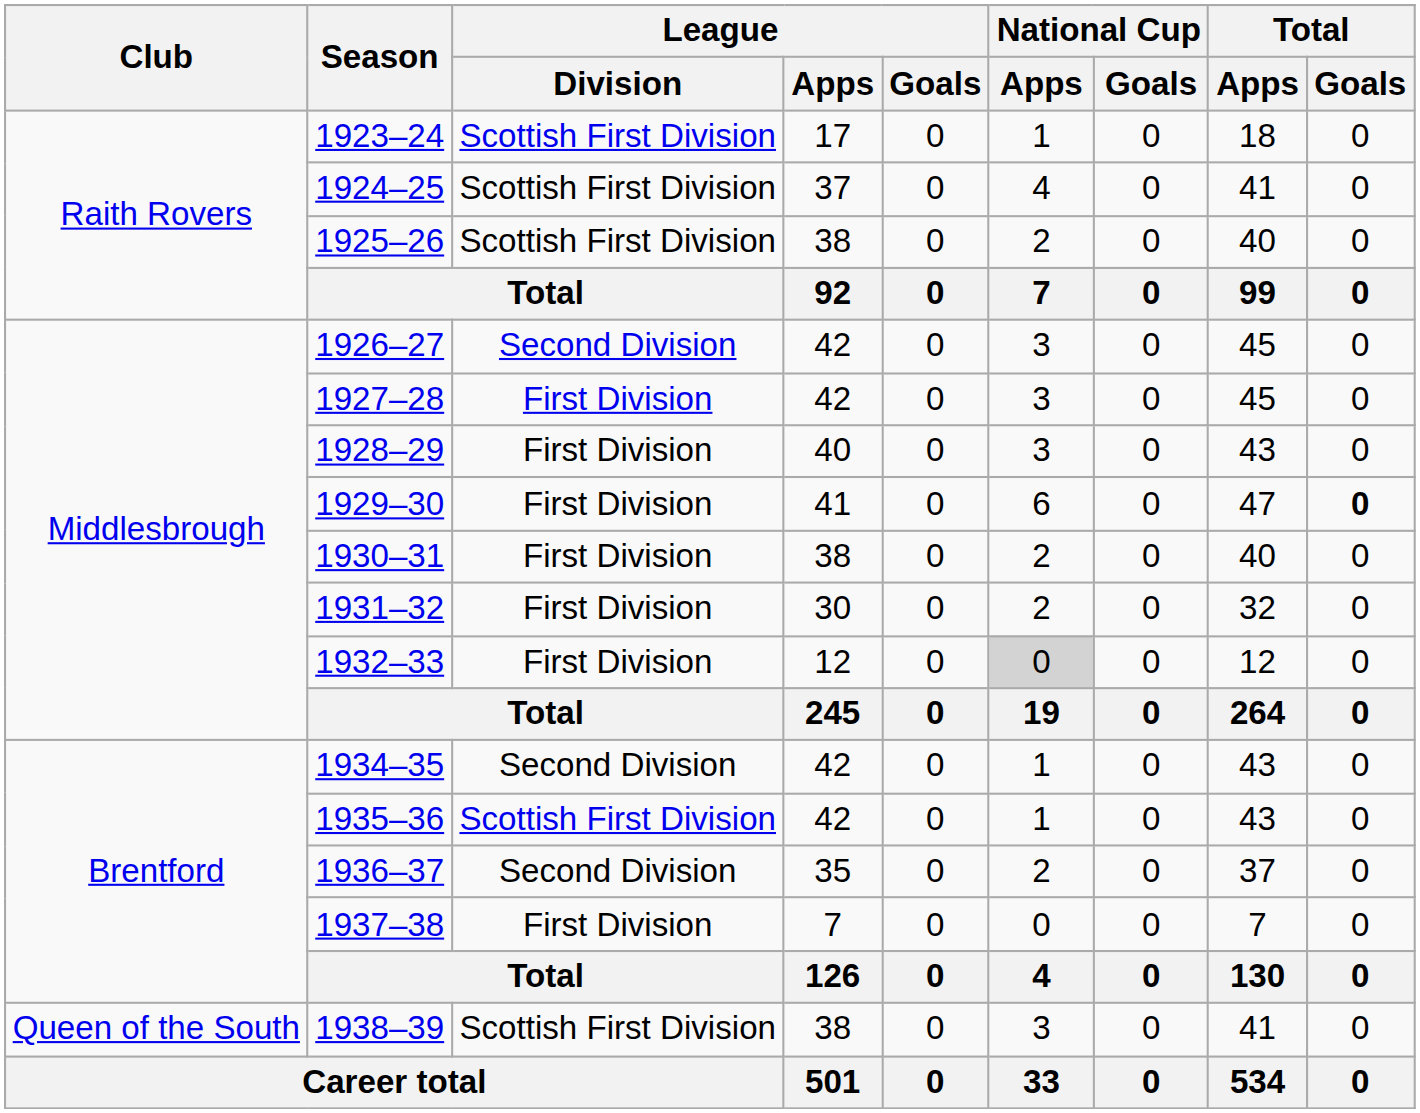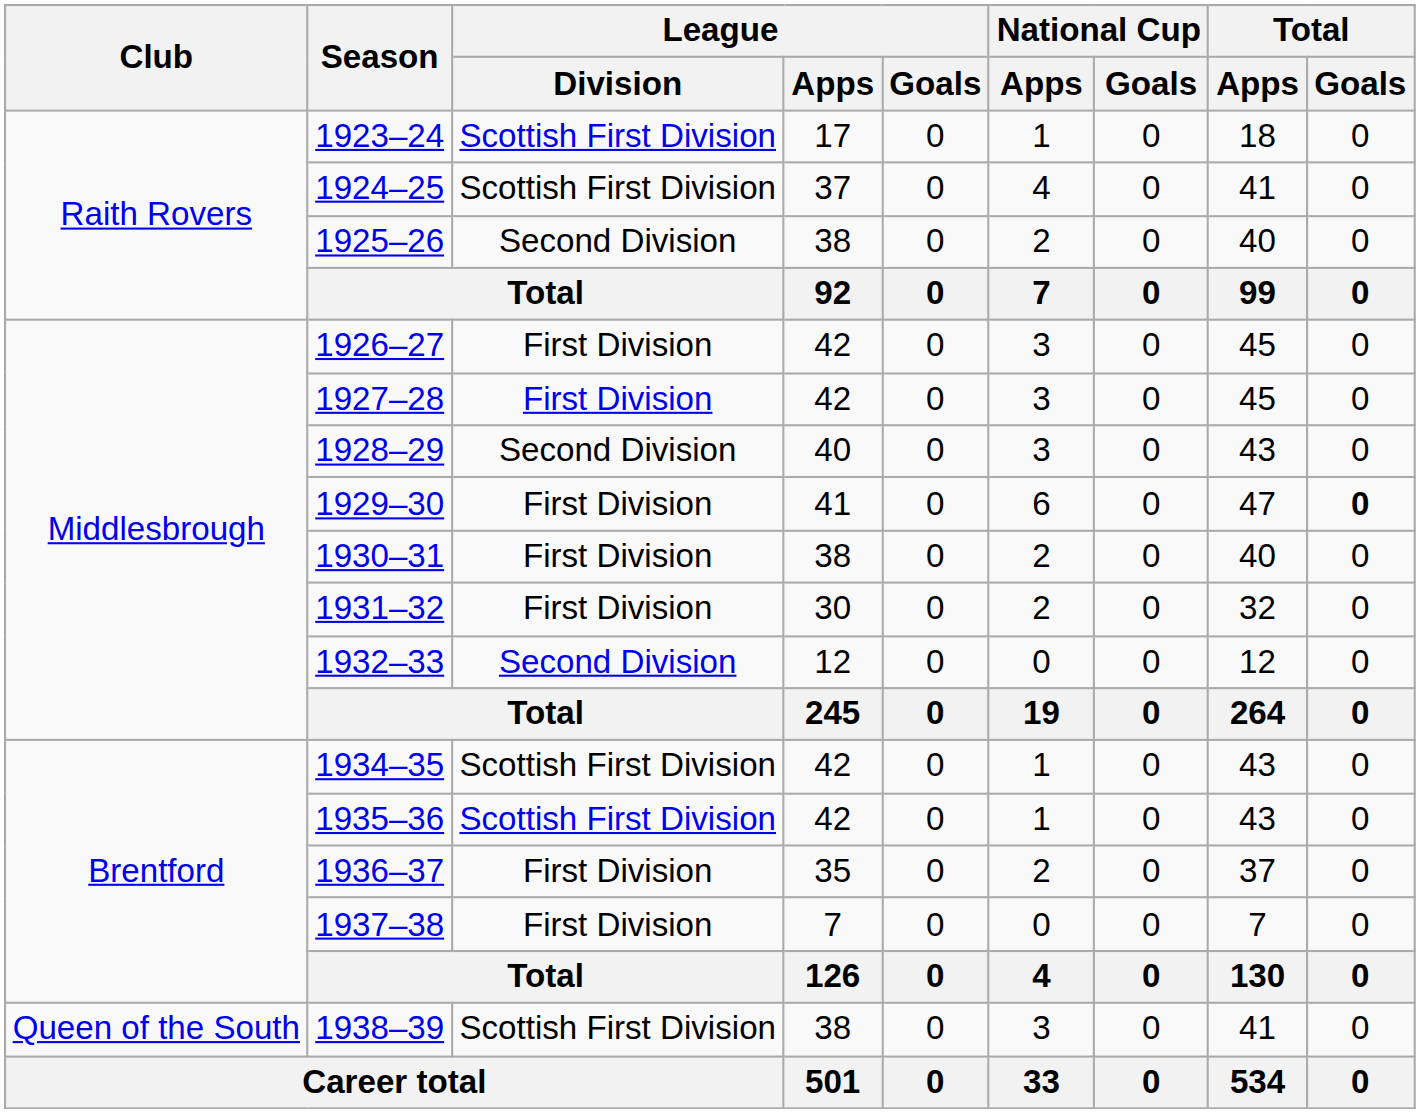(618, 240) Scottish First Division -> (618, 240) Second Division
(618, 345) Second Division -> (618, 345) First Division
(618, 450) First Division -> (618, 450) Second Division
(618, 661) First Division -> (618, 661) Second Division
(1041, 661) lightgrey background -> (1041, 661) no background
(618, 766) Second Division -> (618, 766) Scottish First Division
(618, 871) Second Division -> (618, 871) First Division
